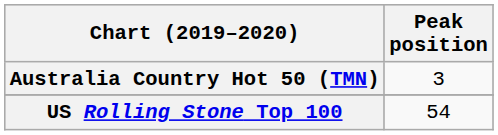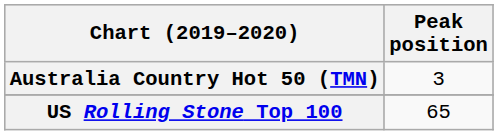(439, 112) 54 -> (439, 112) 65
